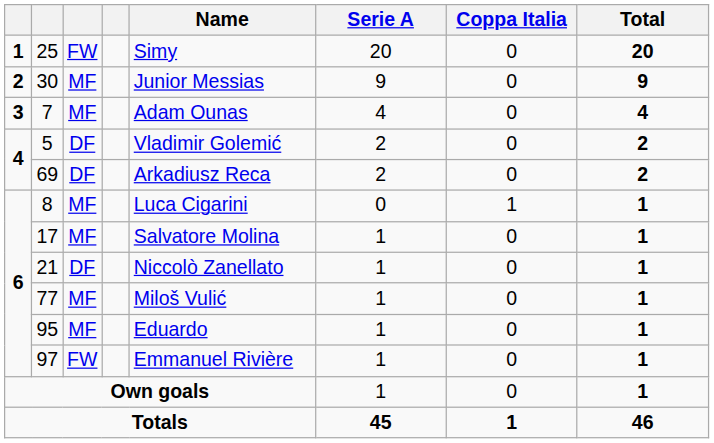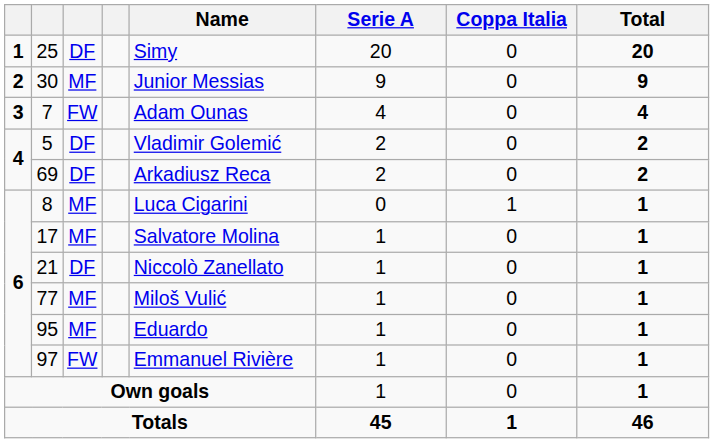(82, 50) FW -> (82, 50) DF
(82, 112) MF -> (82, 112) FW
